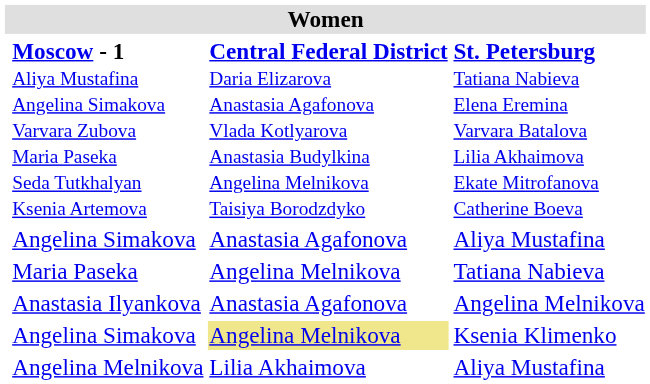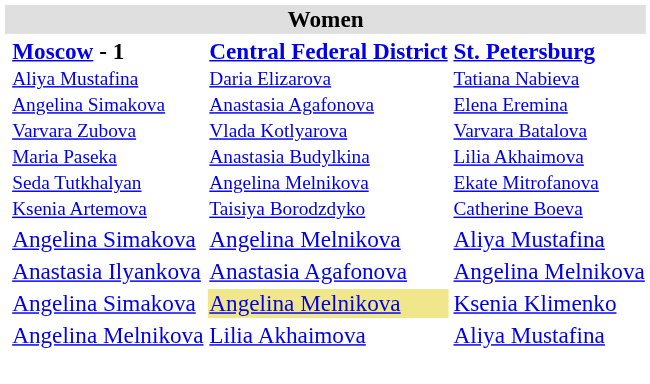(308, 239) Anastasia Agafonova -> (305, 239) Angelina Melnikova
- row: (75, 271)
